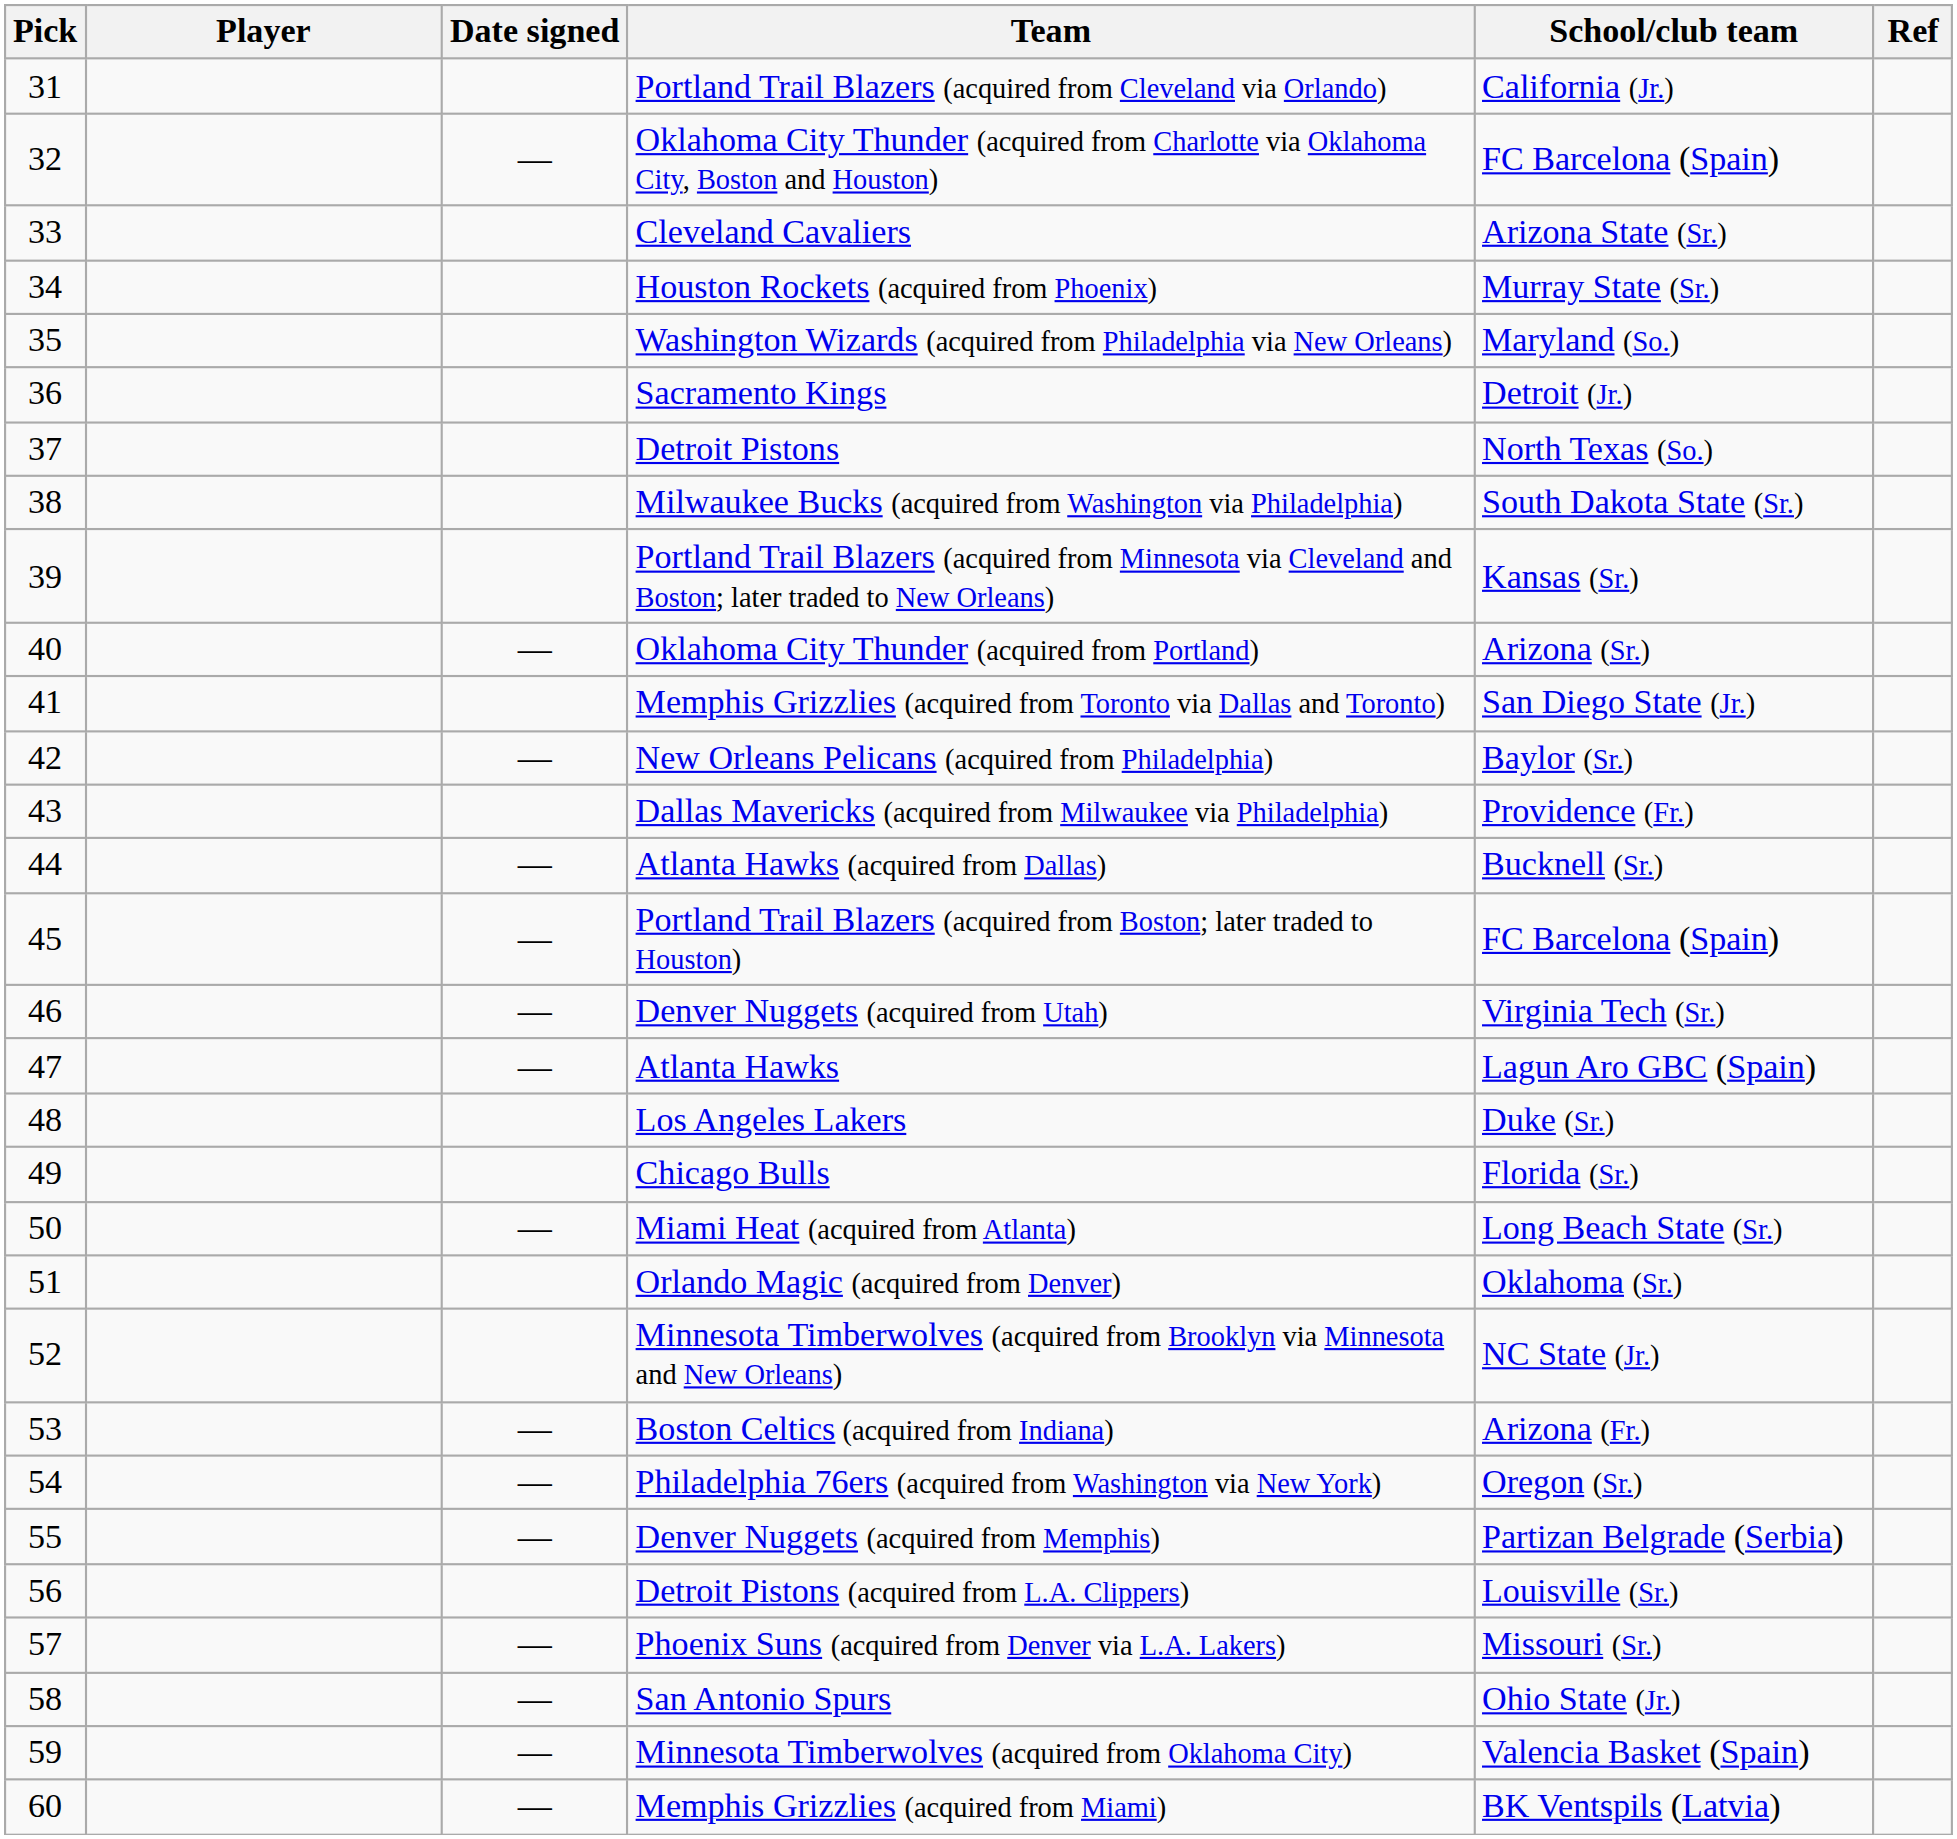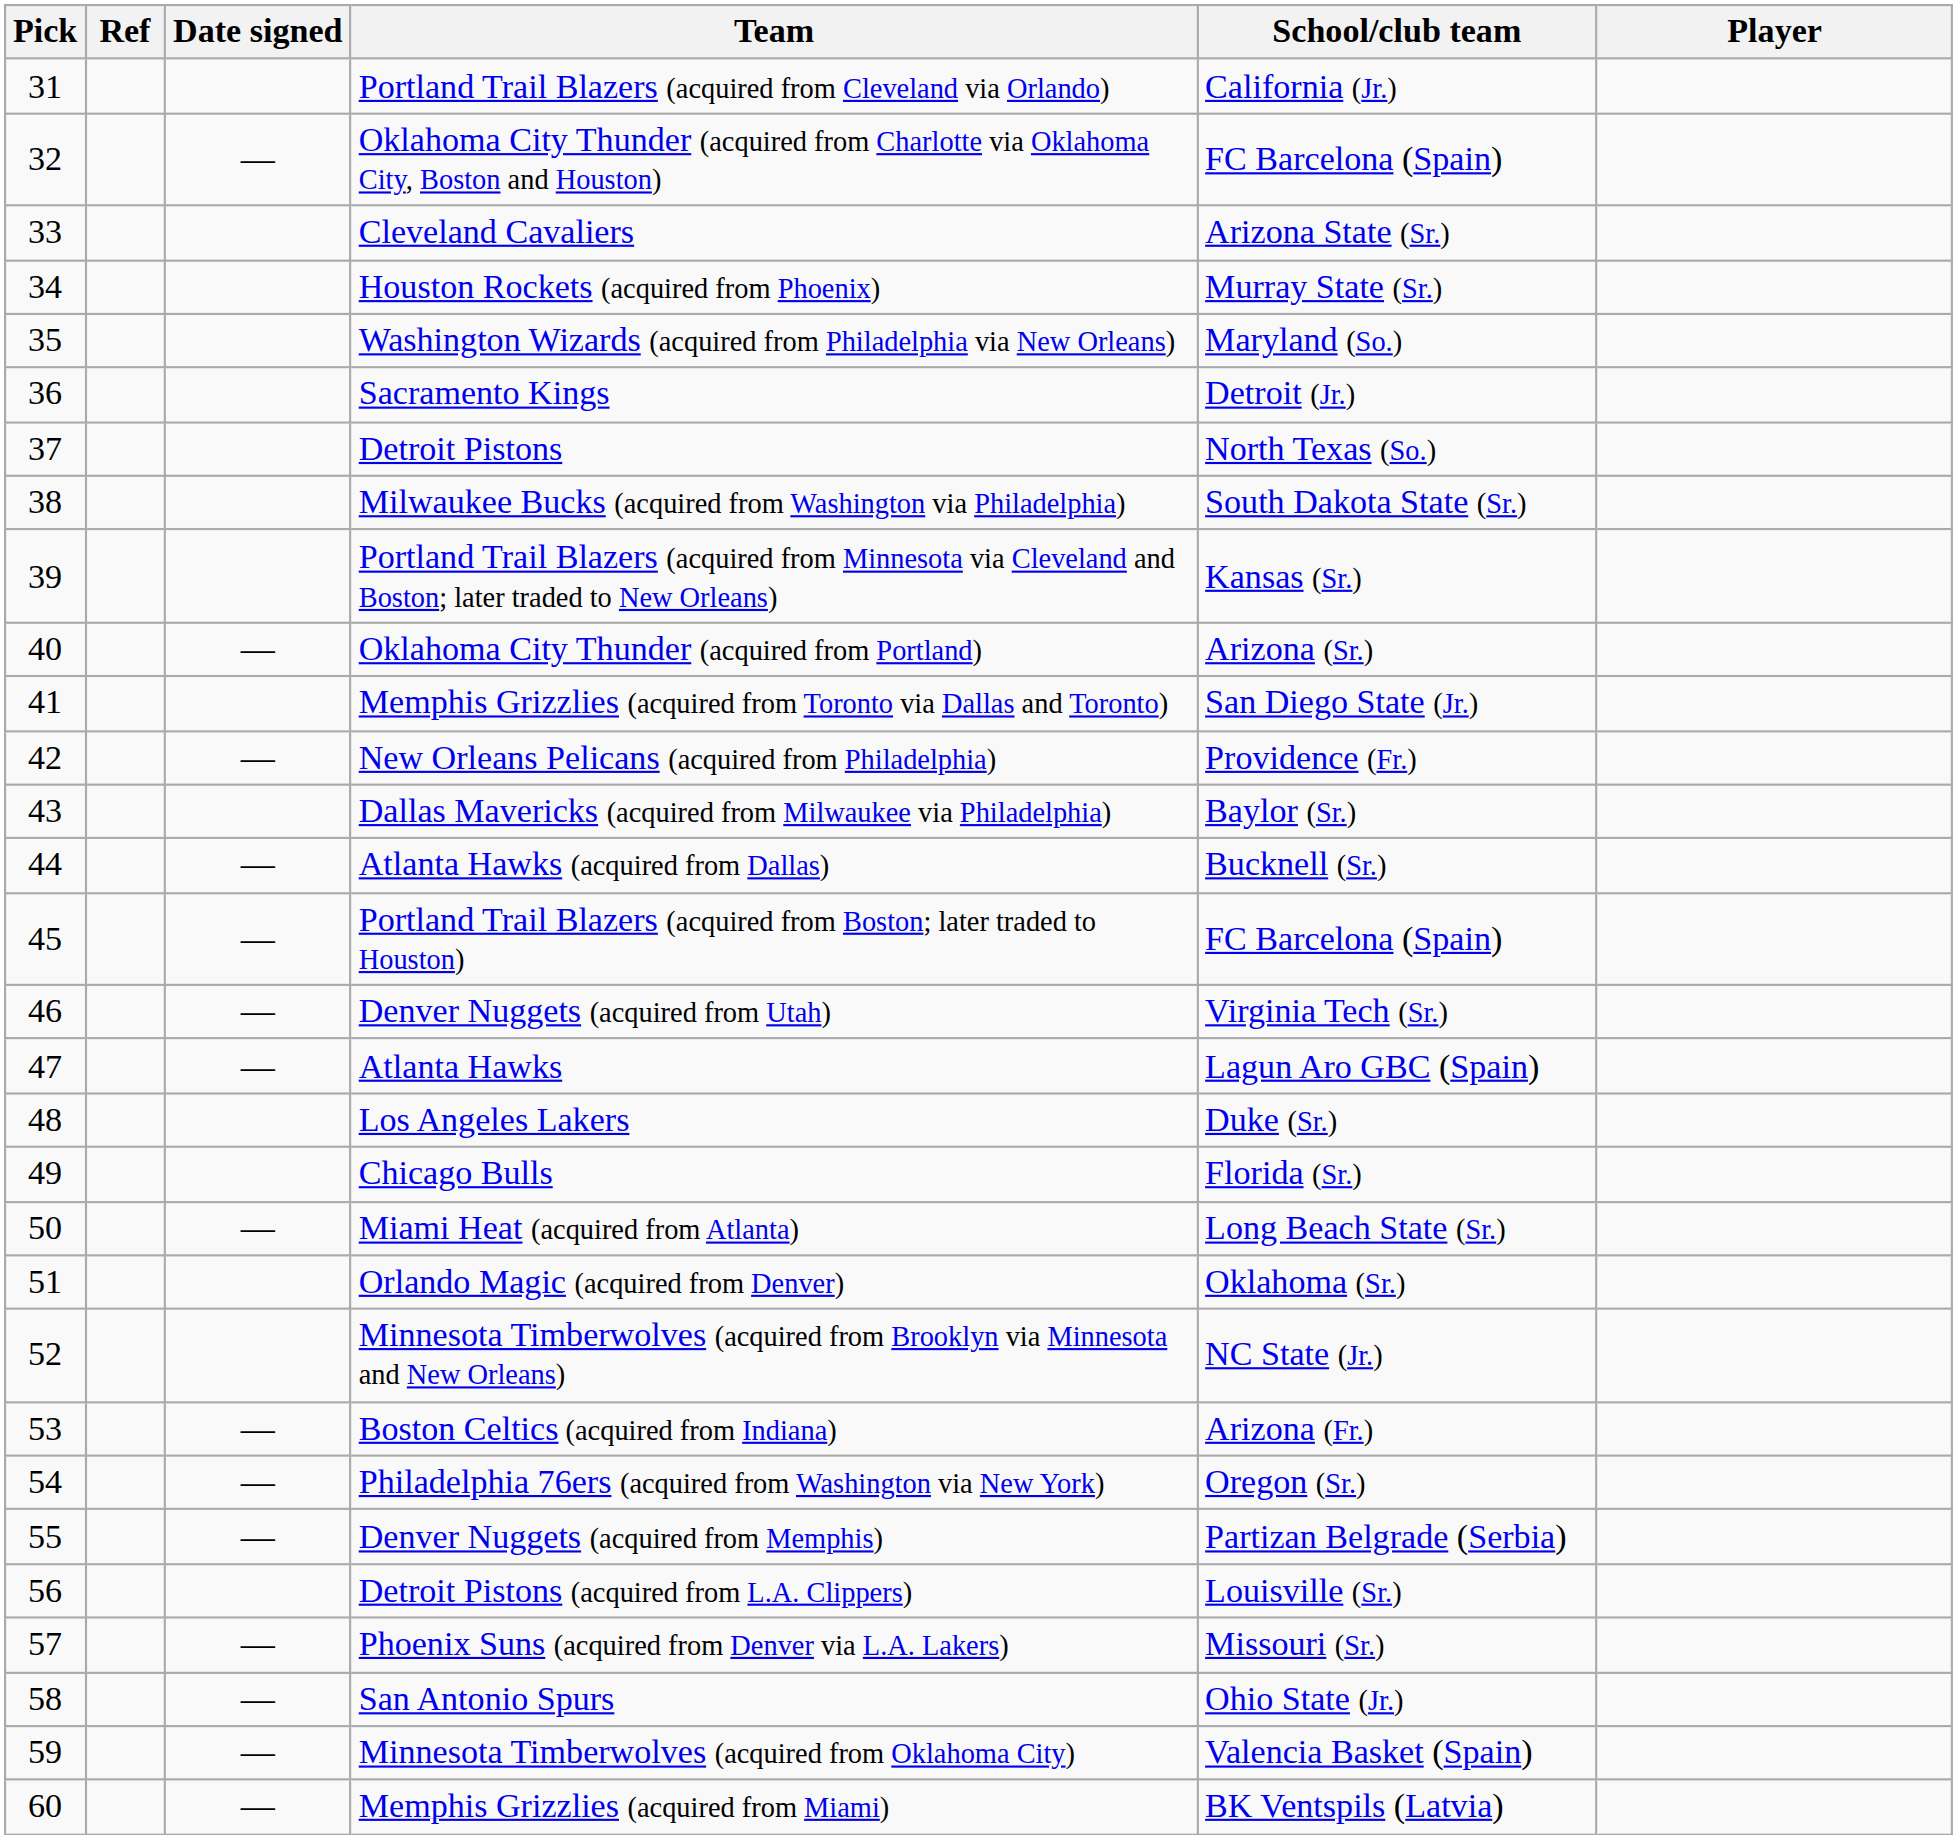columns swapped: (263, 31) <-> (1913, 31)
(1558, 756) Baylor (Sr.) -> (1311, 756) Providence (Fr.)
(1588, 810) Providence (Fr.) -> (1281, 810) Baylor (Sr.)
